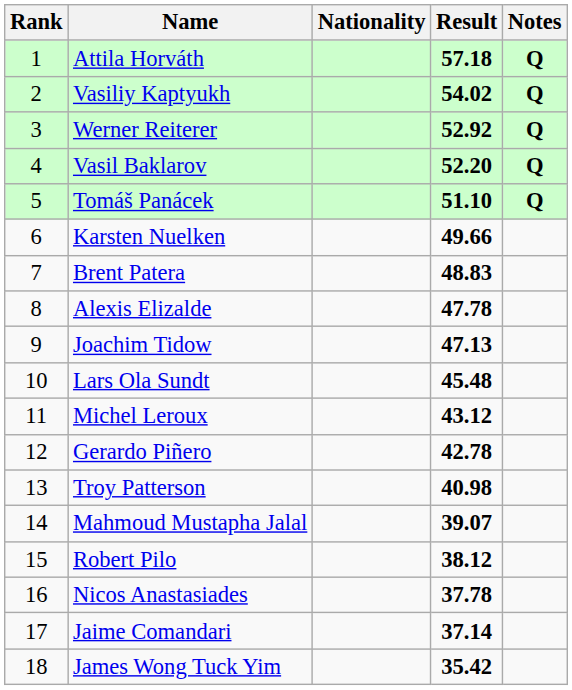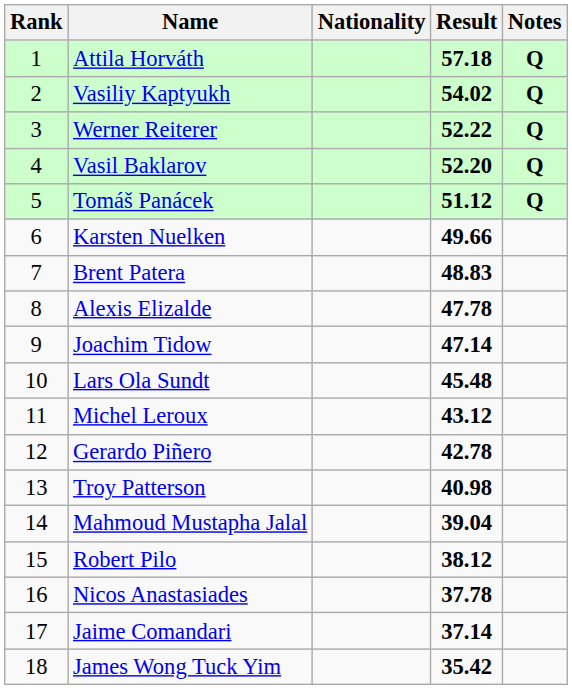(467, 129) 52.92 -> (467, 129) 52.22
(467, 201) 51.10 -> (467, 201) 51.12
(467, 344) 47.13 -> (467, 344) 47.14
(467, 523) 39.07 -> (467, 523) 39.04
